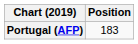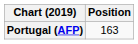(109, 30) 183 -> (109, 30) 163
